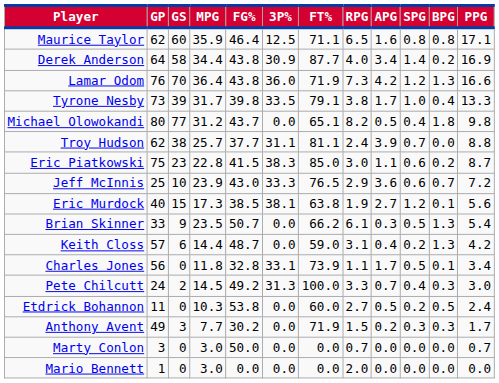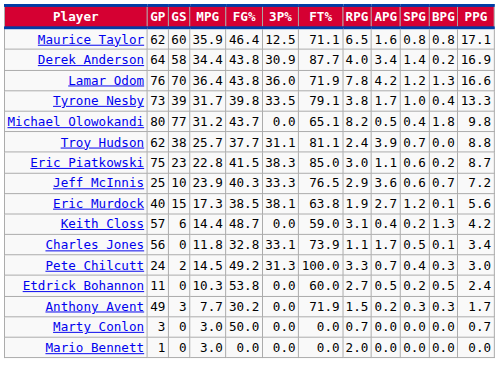(357, 80) 7.3 -> (357, 80) 7.8
(244, 183) 43.0 -> (244, 183) 40.3
- row: (95, 224)
